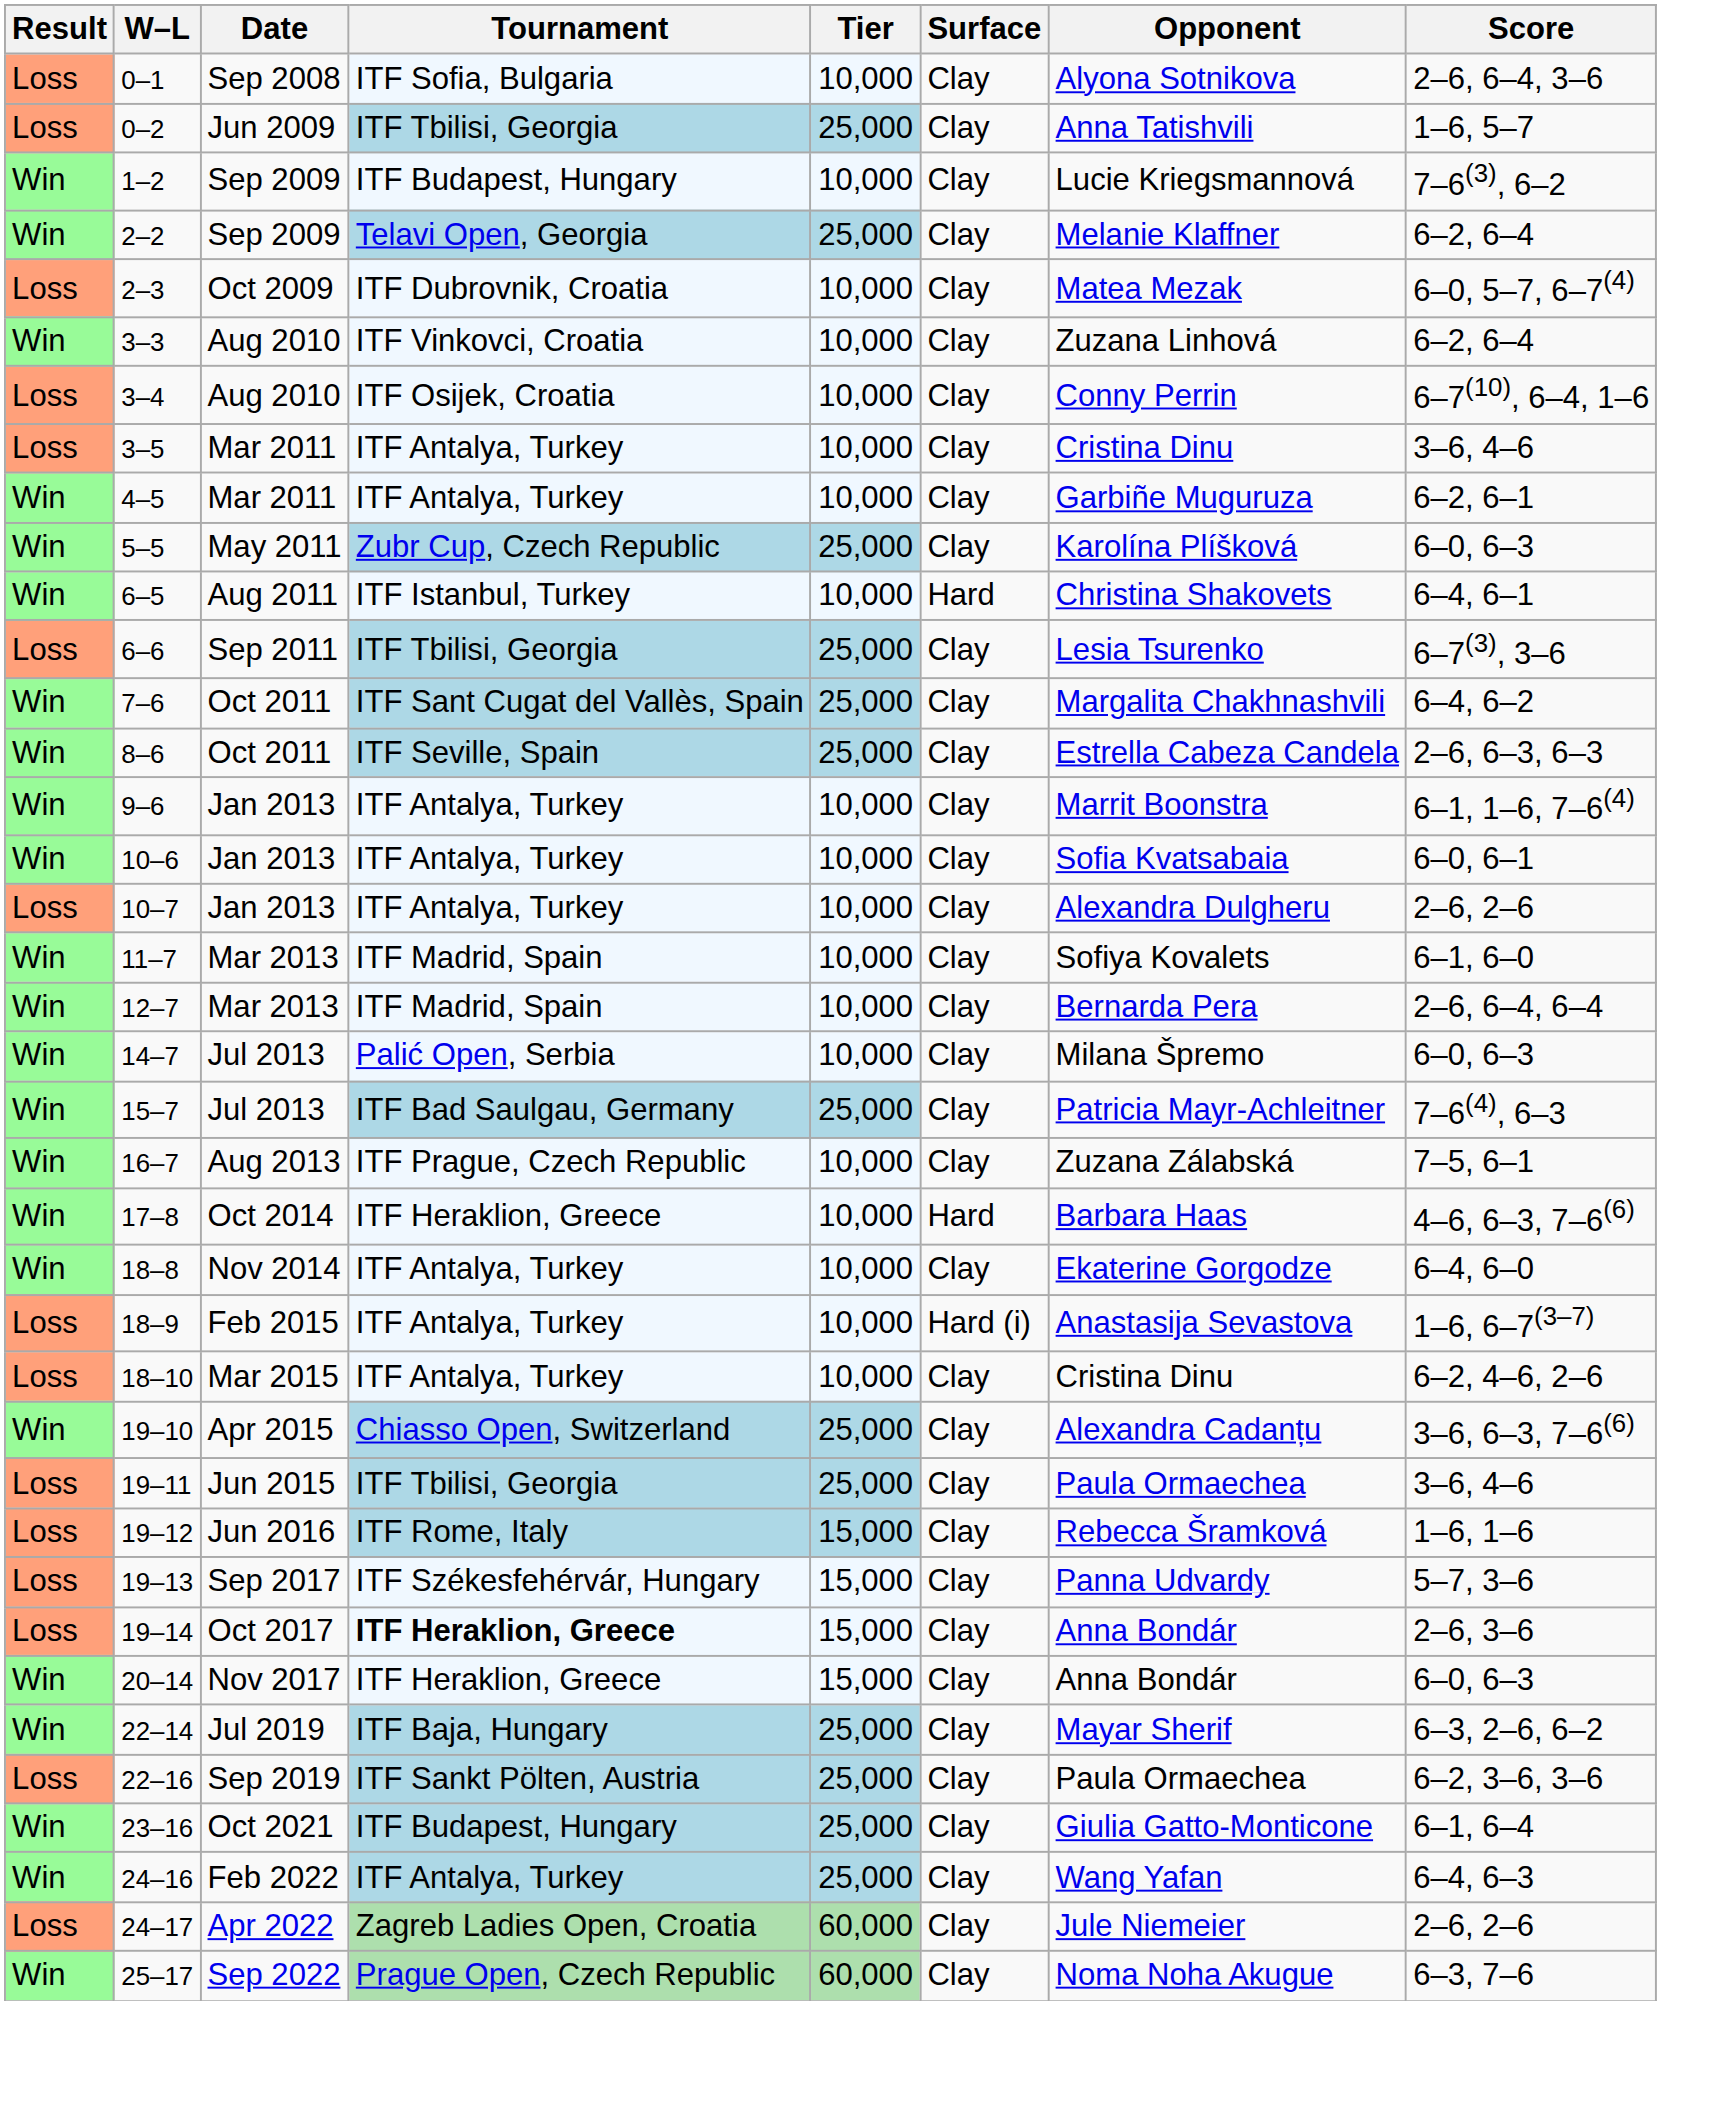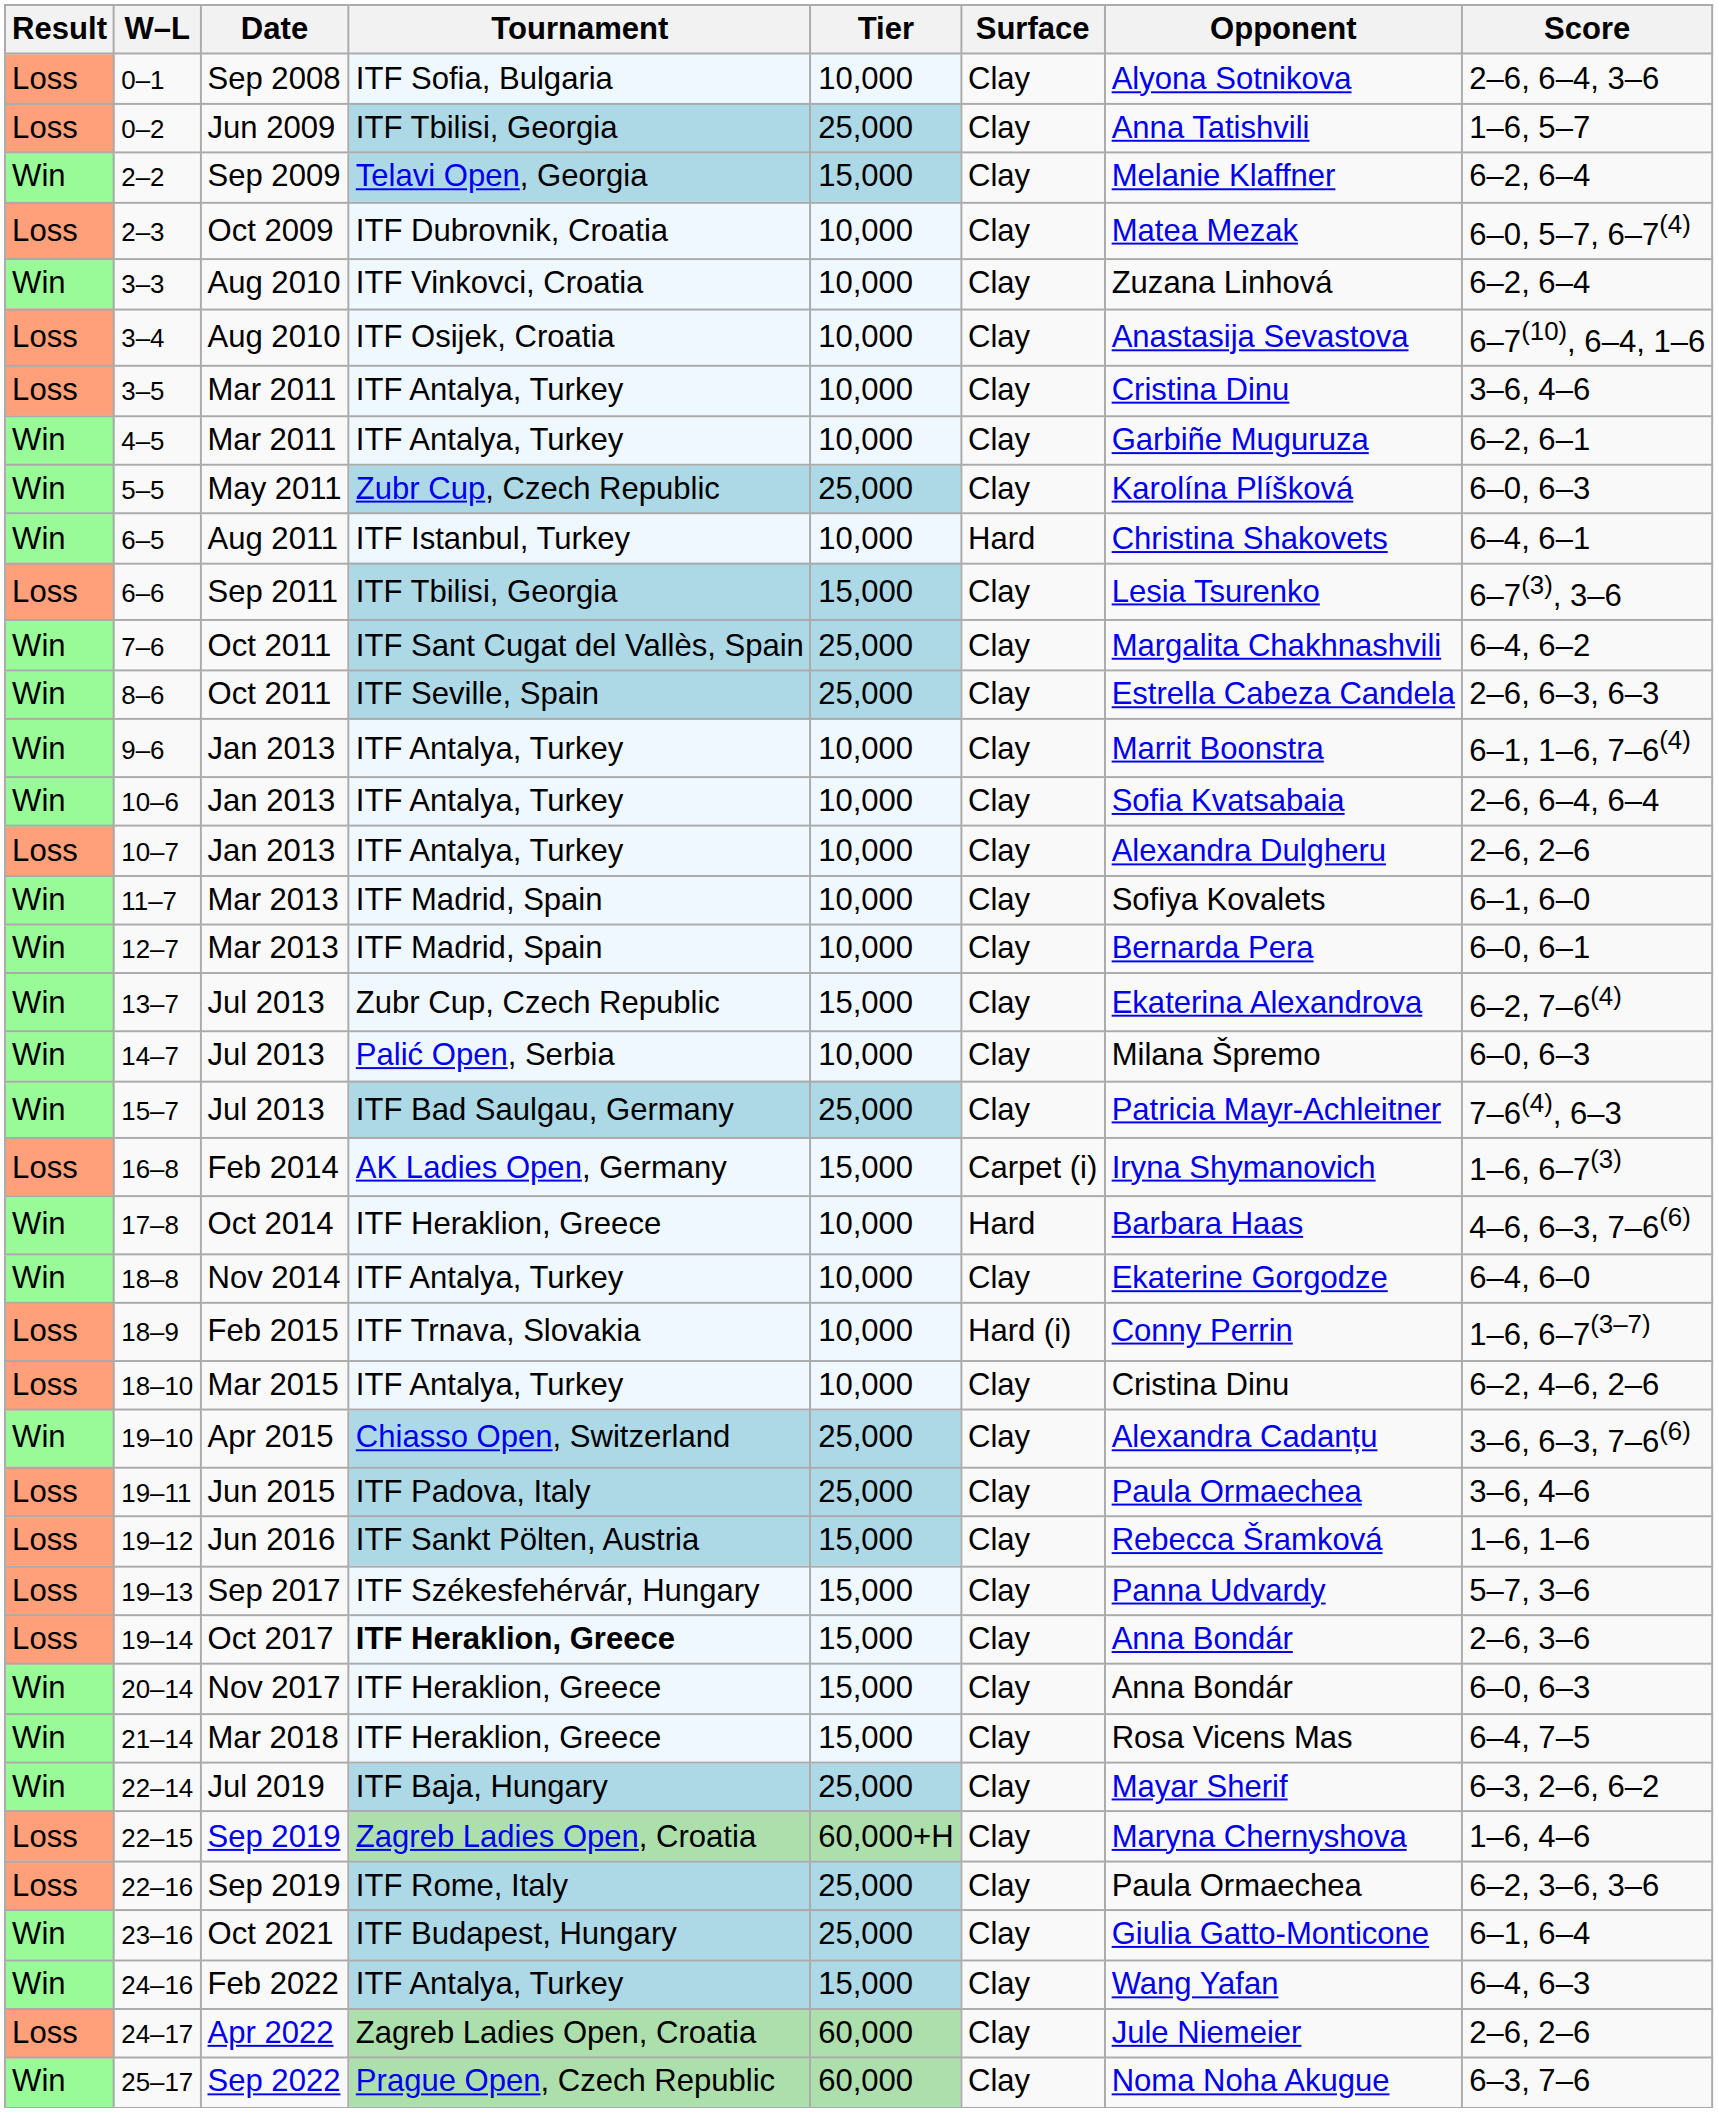- row: (143, 182)
(866, 234) 25,000 -> (866, 176) 15,000
(1146, 394) Conny Perrin -> (1260, 337) Anastasija Sevastova
(866, 649) 25,000 -> (866, 591) 15,000
(1474, 858) 6–0, 6–1 -> (1564, 801) 2–6, 6–4, 6–4
(1508, 1006) 2–6, 6–4, 6–4 -> (1530, 948) 6–0, 6–1
+ row: (150, 1004)
- row: (150, 1164)
+ row: (150, 1168)
(490, 1322) ITF Antalya, Turkey -> (498, 1331) ITF Trnava, Slovakia
(1204, 1322) Anastasija Sevastova -> (1202, 1331) Conny Perrin
(487, 1483) ITF Tbilisi, Georgia -> (473, 1491) ITF Padova, Italy
(462, 1532) ITF Rome, Italy -> (527, 1540) ITF Sankt Pölten, Austria
+ row: (157, 1739)
+ row: (157, 1837)
(527, 1778) ITF Sankt Pölten, Austria -> (462, 1885) ITF Rome, Italy
(866, 1876) 25,000 -> (866, 1983) 15,000
